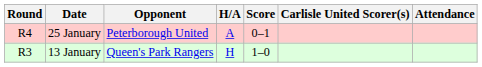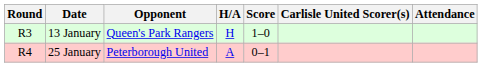rows swapped: (74, 52) <-> (74, 33)
